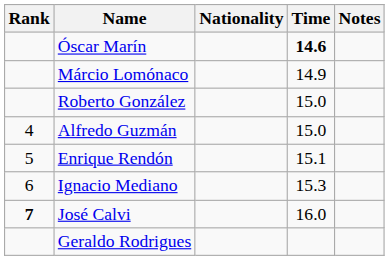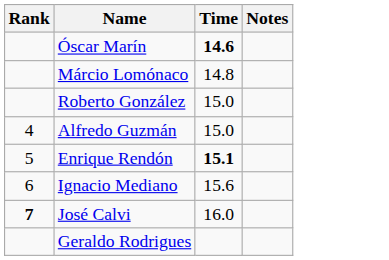- column: (241, 18)
(311, 74) 14.9 -> (219, 74) 14.8
(311, 158) normal -> (219, 158) bold
(311, 185) 15.3 -> (219, 185) 15.6
